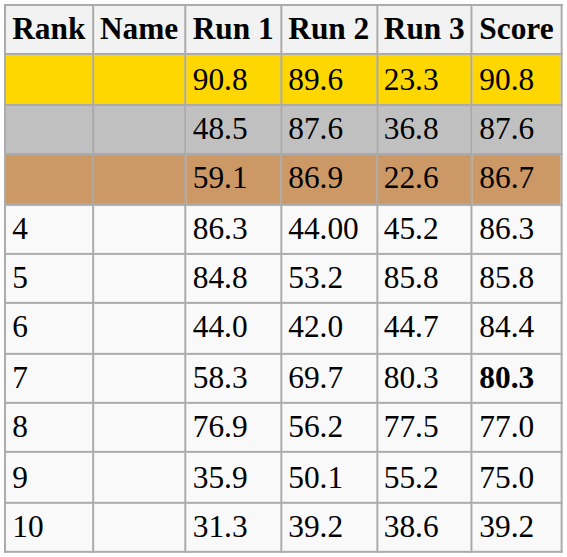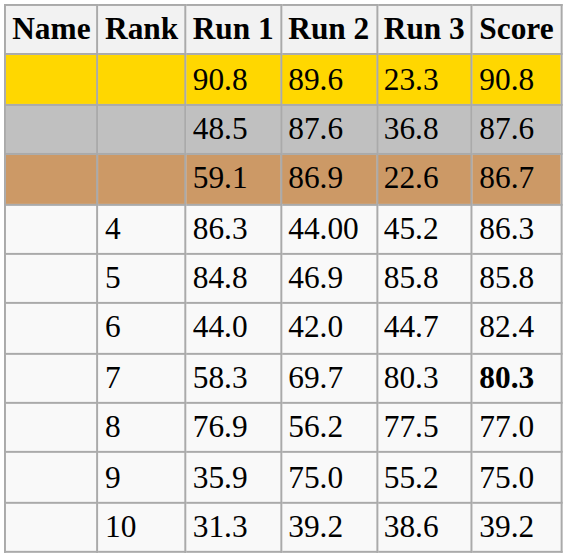columns swapped: (49, 29) <-> (139, 29)
(316, 278) 53.2 -> (316, 278) 46.9
(507, 327) 84.4 -> (507, 327) 82.4
(316, 476) 50.1 -> (316, 476) 75.0
